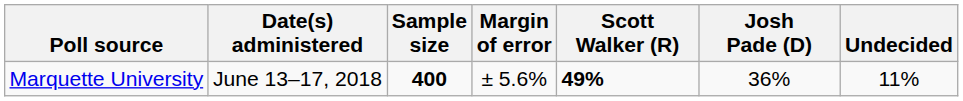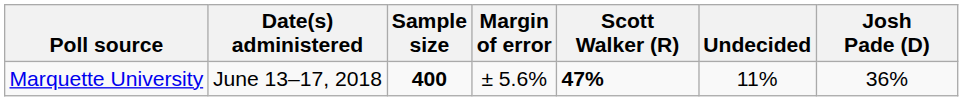columns swapped: (769, 33) <-> (899, 45)
(583, 78) 49% -> (583, 78) 47%
